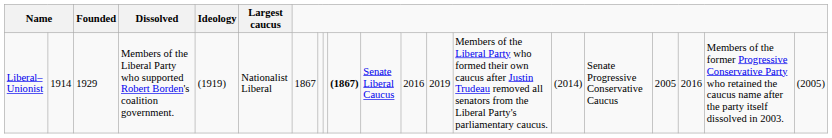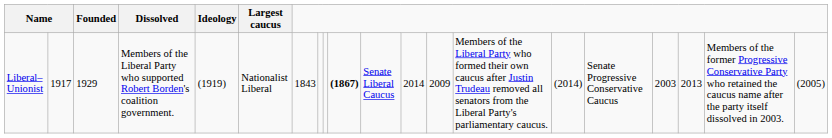(61, 83) 1914 -> (61, 83) 1917
(305, 83) 1867 -> (305, 83) 1843
(414, 83) 2016 -> (414, 83) 2014
(440, 83) 2019 -> (440, 83) 2009
(665, 83) 2005 -> (665, 83) 2003
(691, 83) 2016 -> (691, 83) 2013
